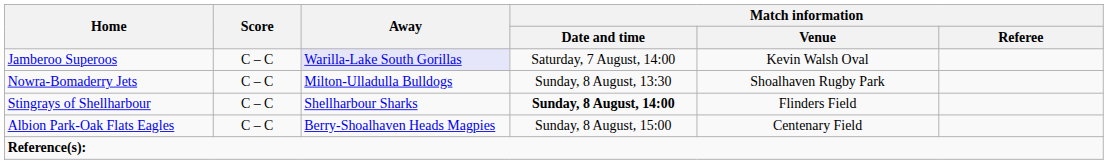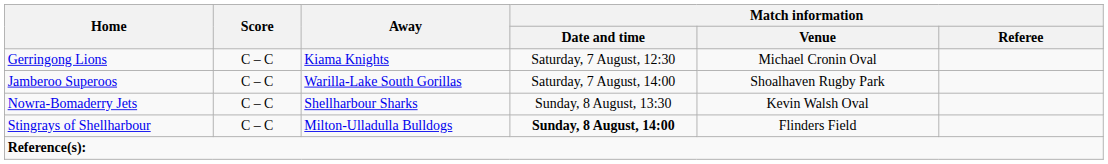+ row: (57, 59)
(383, 59) lavender background -> (383, 81) no background
(818, 59) Kevin Walsh Oval -> (818, 81) Shoalhaven Rugby Park
(378, 81) Milton-Ulladulla Bulldogs -> (361, 103) Shellharbour Sharks
(818, 81) Shoalhaven Rugby Park -> (818, 103) Kevin Walsh Oval
(361, 103) Shellharbour Sharks -> (378, 125) Milton-Ulladulla Bulldogs
- row: (91, 125)
